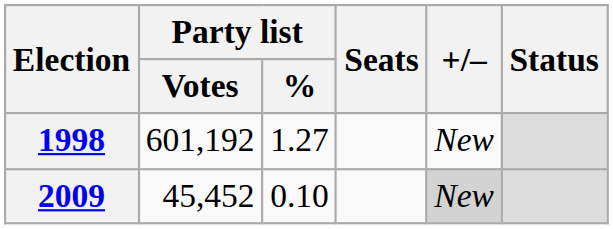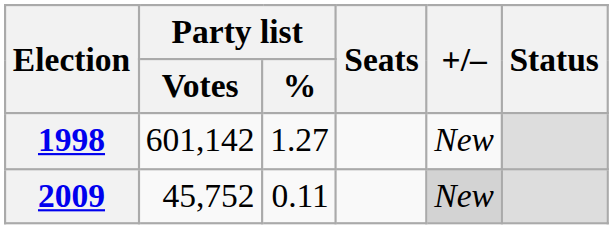(200, 140) 601,192 -> (200, 140) 601,142
(209, 194) 45,452 -> (209, 194) 45,752
(299, 194) 0.10 -> (300, 194) 0.11
